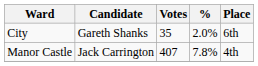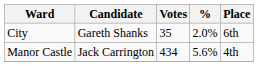(169, 52) 407 -> (169, 52) 434
(205, 52) 7.8% -> (205, 52) 5.6%
